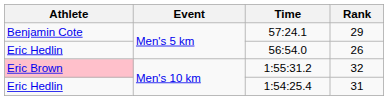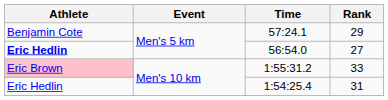(35, 50) normal -> (37, 50) bold
(357, 50) 26 -> (357, 50) 27
(357, 68) 32 -> (357, 68) 33
